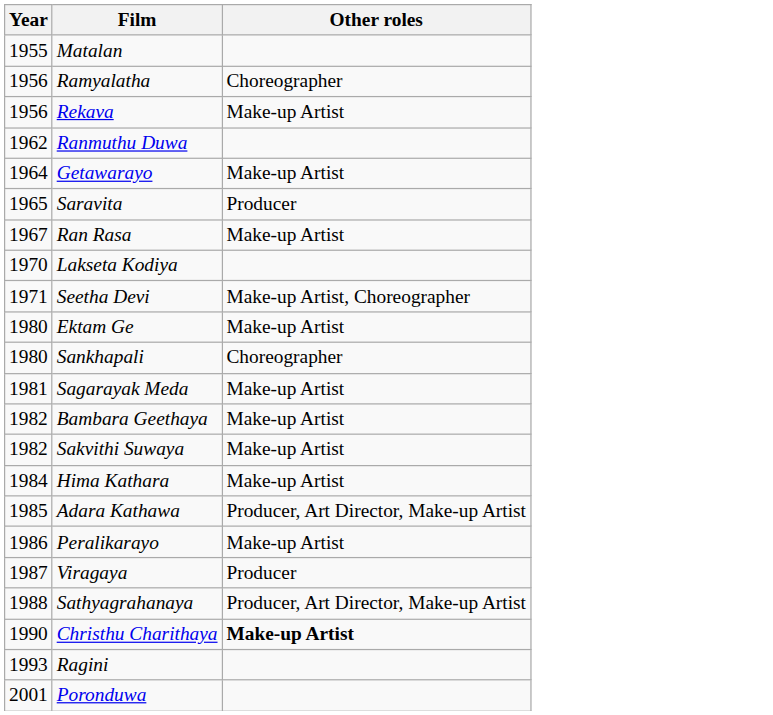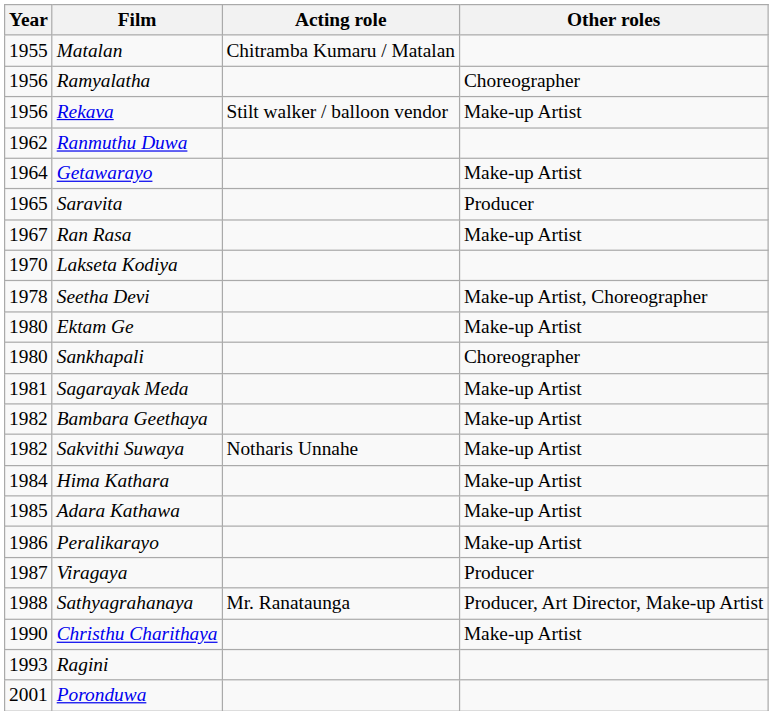+ column: (341, 19)
(28, 296) 1971 -> (28, 296) 1978
(376, 511) Producer, Art Director, Make-up Artist -> (523, 511) Make-up Artist
(290, 633) bold -> (523, 633) normal
